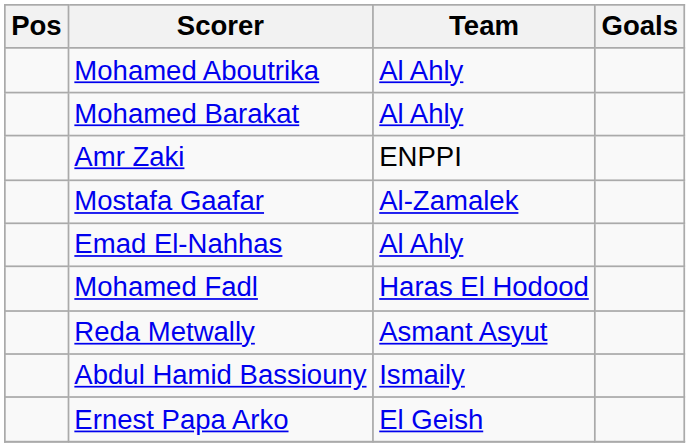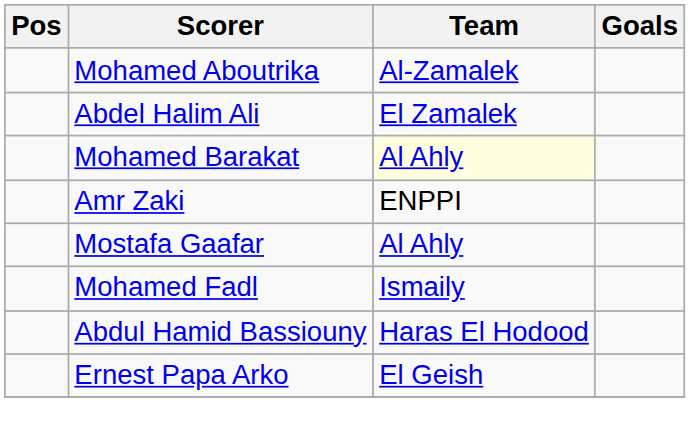(421, 69) Al Ahly -> (449, 69) Al-Zamalek
+ row: (167, 113)
(421, 113) no background -> (421, 157) lightyellow background
(449, 200) Al-Zamalek -> (421, 244) Al Ahly
- row: (178, 244)
(484, 288) Haras El Hodood -> (422, 288) Ismaily
- row: (165, 331)
(422, 375) Ismaily -> (484, 331) Haras El Hodood
